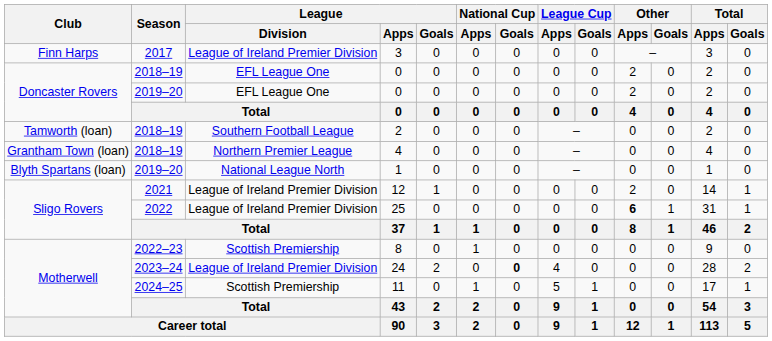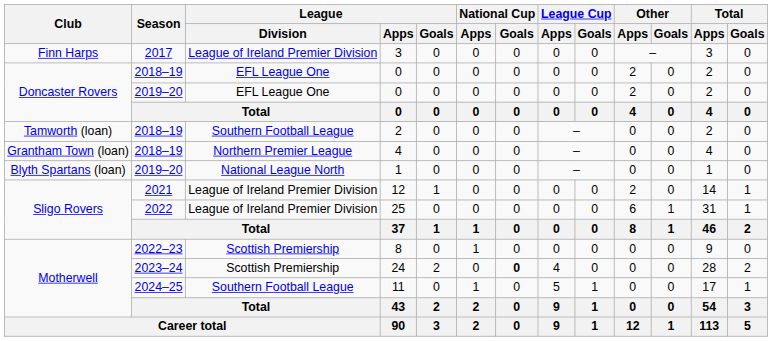(633, 209) bold -> (633, 209) normal
(283, 268) League of Ireland Premier Division -> (283, 268) Scottish Premiership
(283, 287) Scottish Premiership -> (283, 287) Southern Football League
